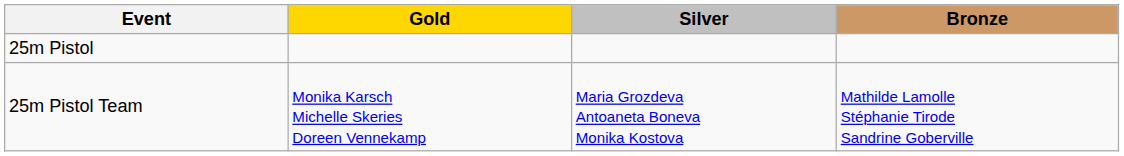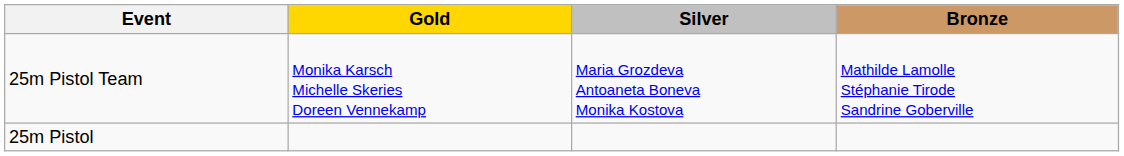rows swapped: (51, 48) <-> (76, 107)
